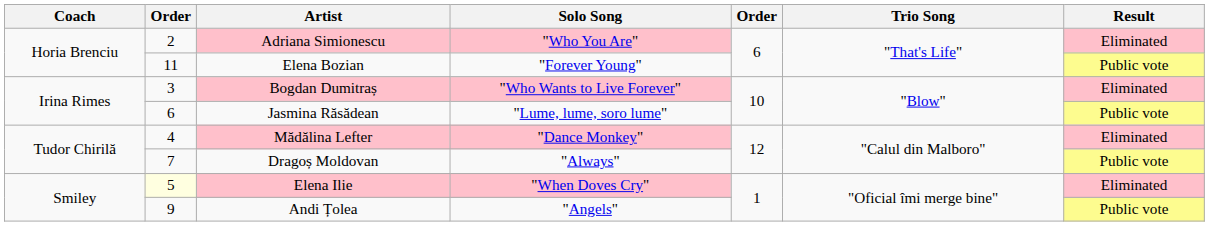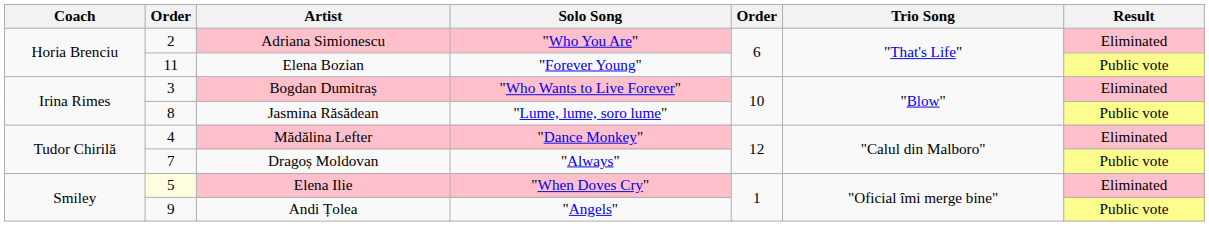(171, 112) 6 -> (171, 112) 8
